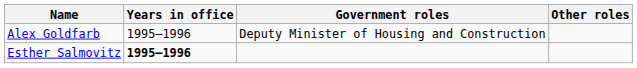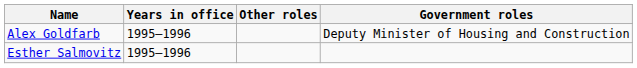columns swapped: (392, 14) <-> (590, 14)
(159, 53) bold -> (159, 53) normal
